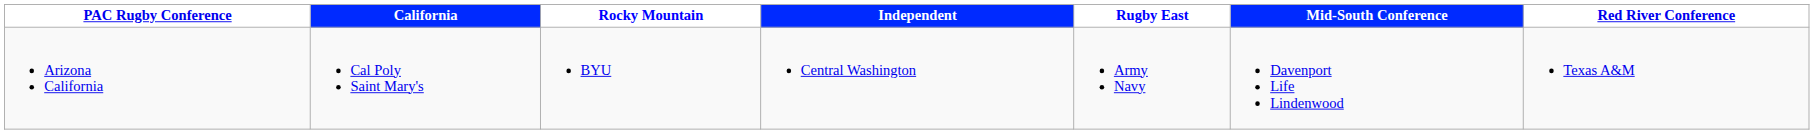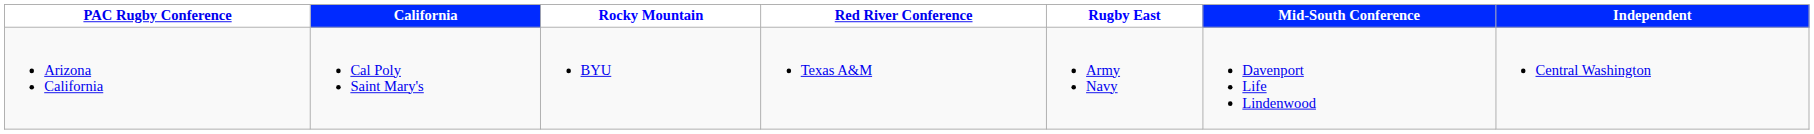columns swapped: (918, 16) <-> (1666, 16)
